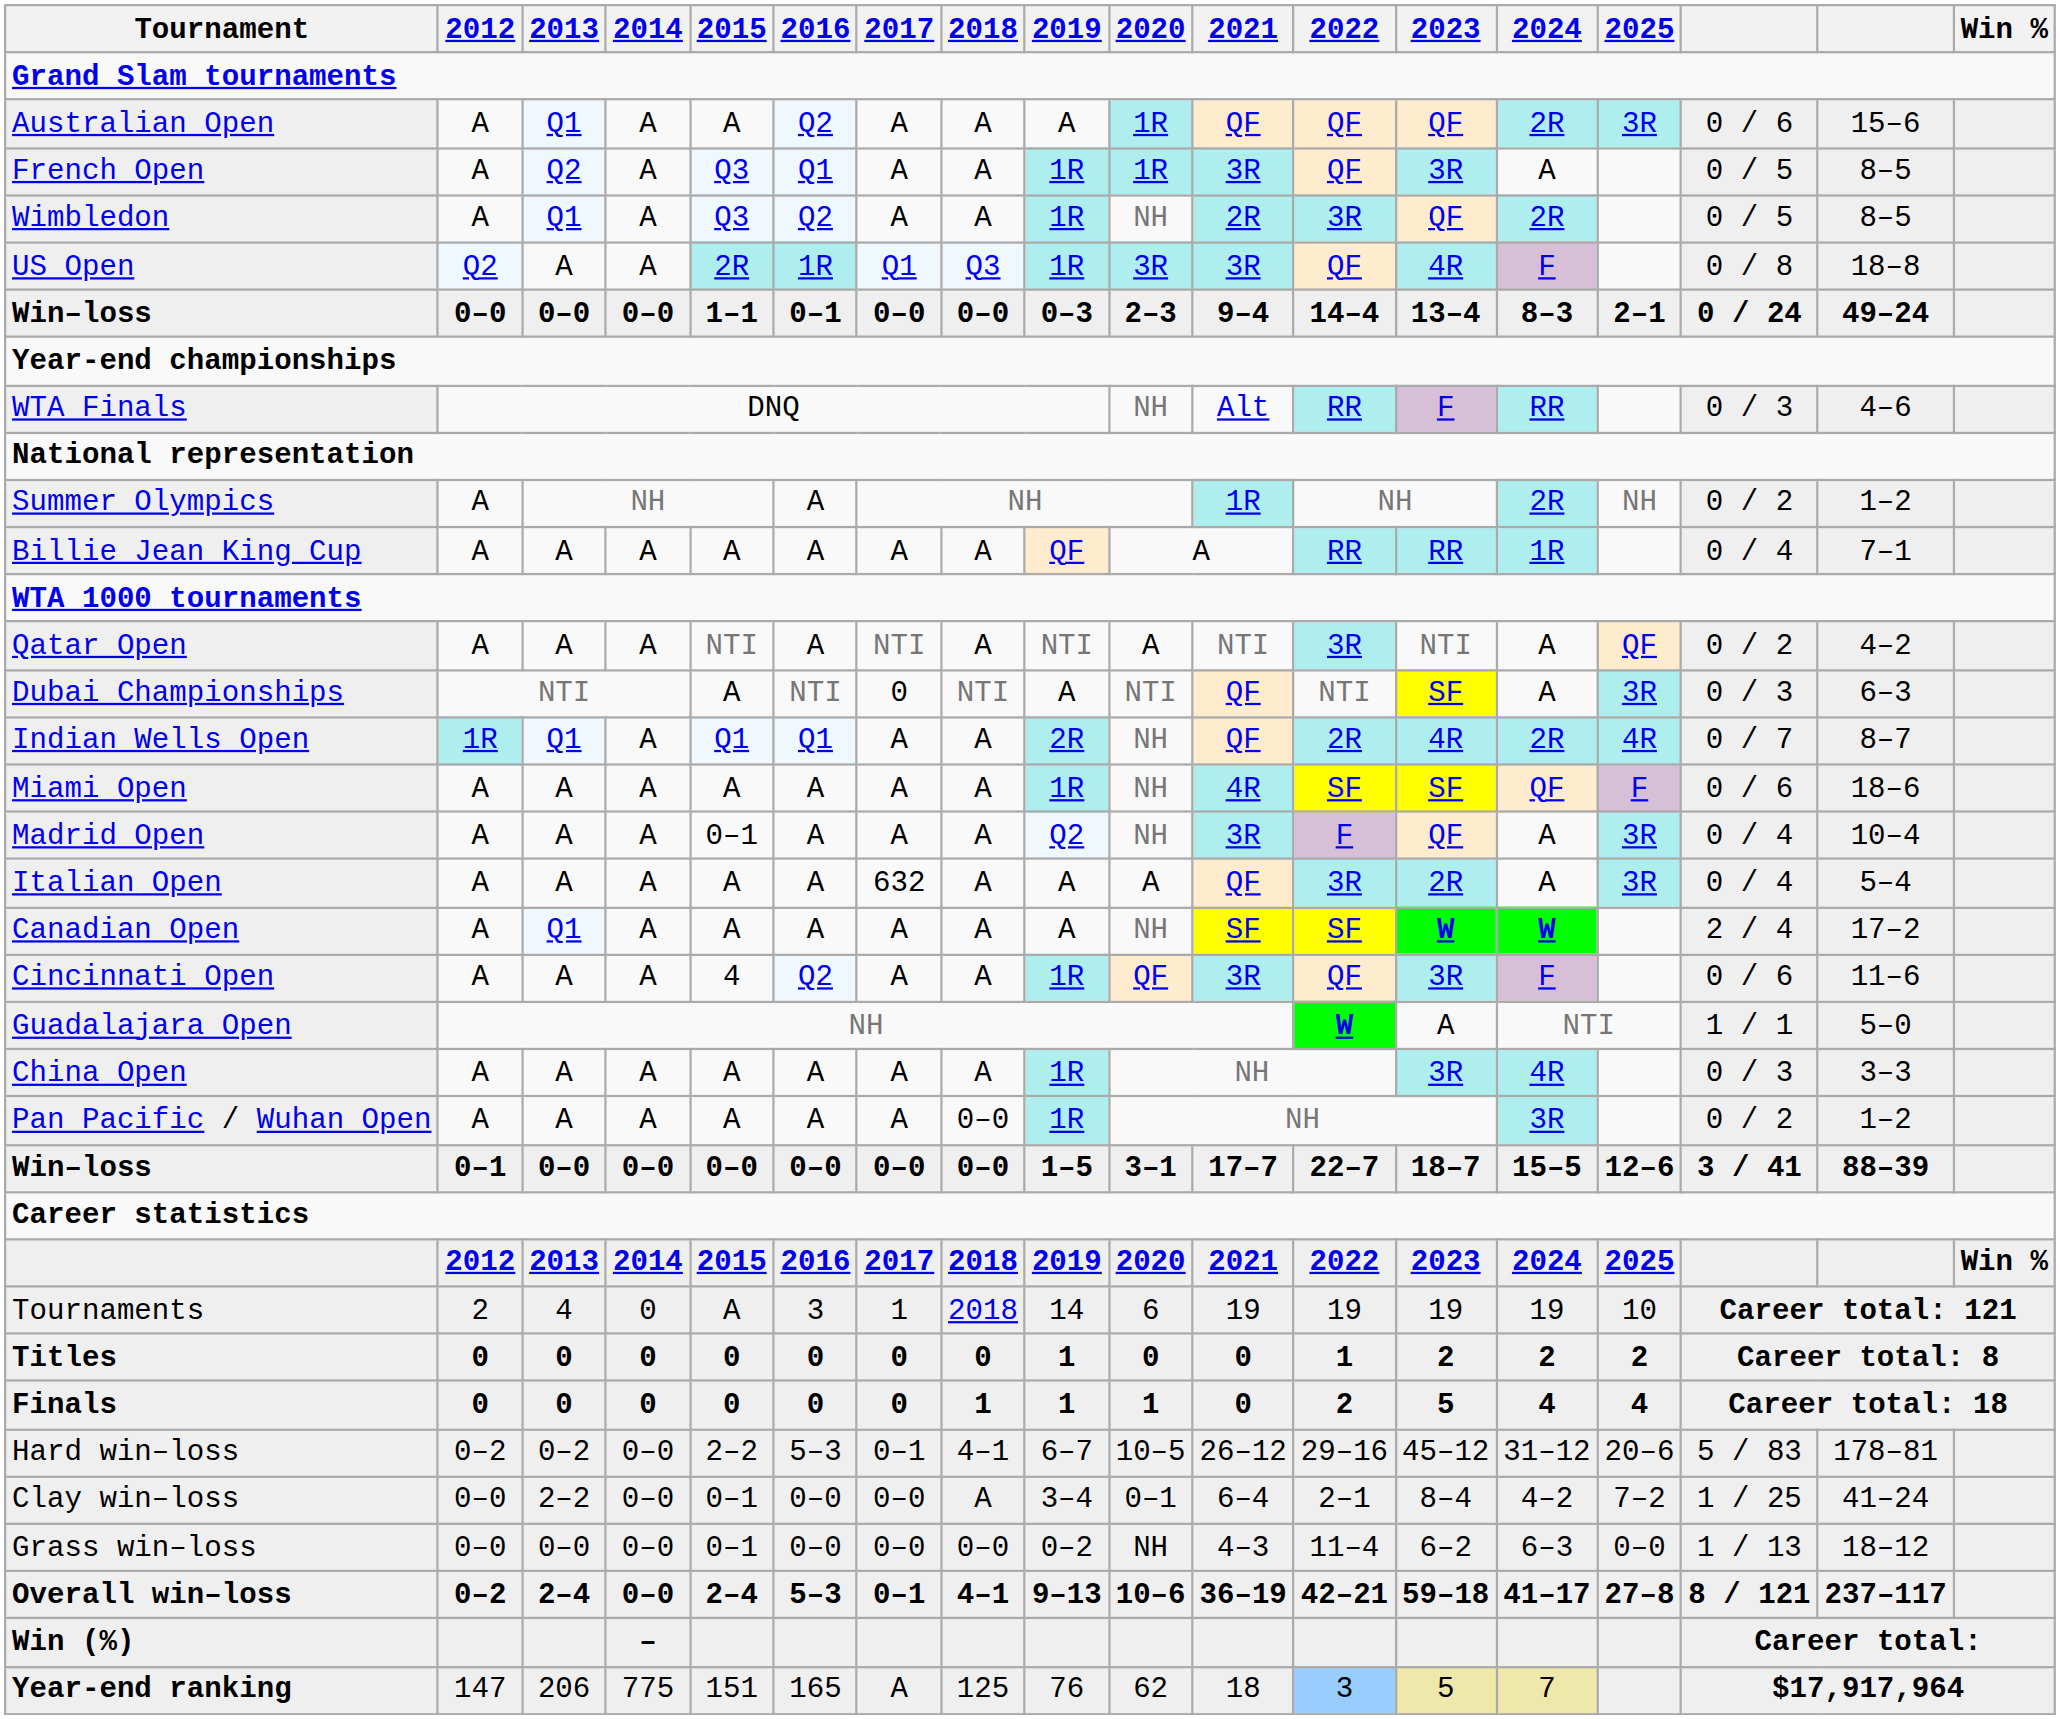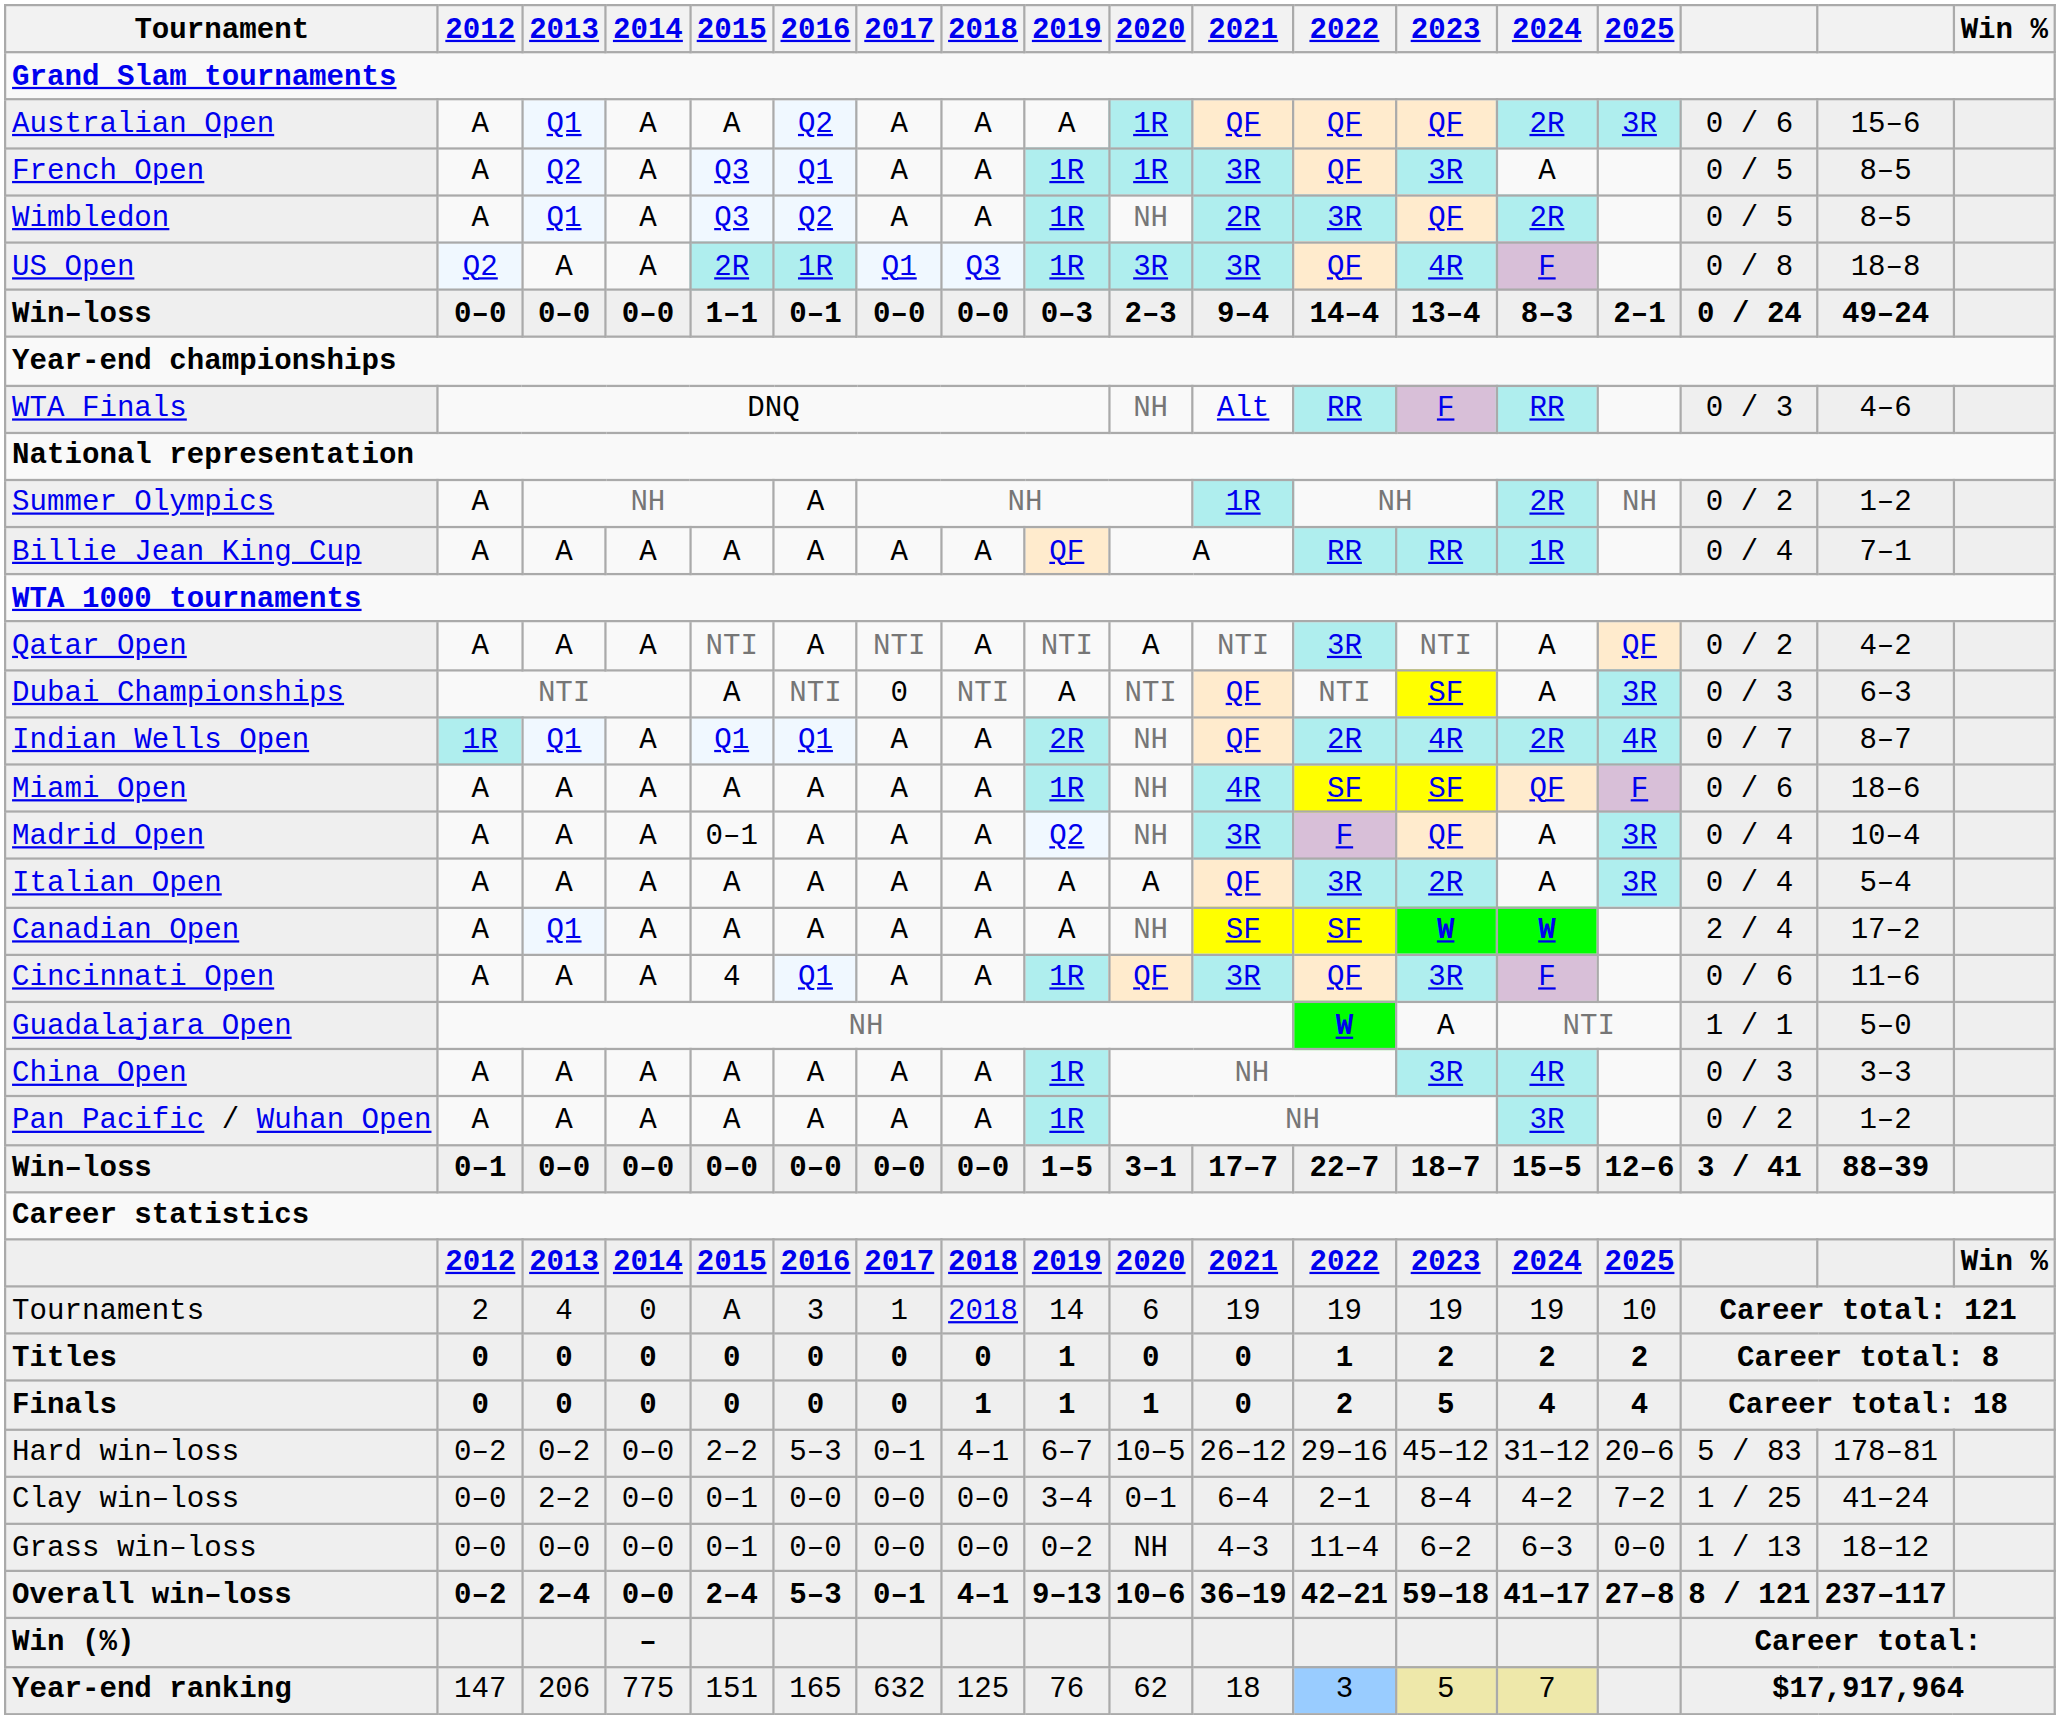(899, 883) 632 -> (899, 883) A
(815, 978) Q2 -> (815, 978) Q1
(983, 1120) 0–0 -> (983, 1120) A
(983, 1500) A -> (983, 1500) 0–0
(899, 1690) A -> (899, 1690) 632
